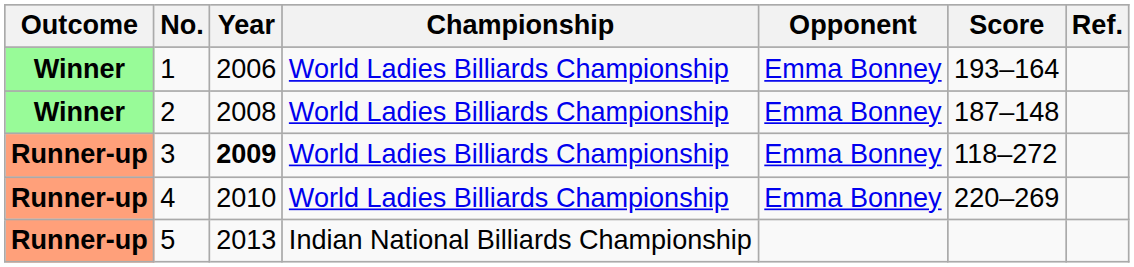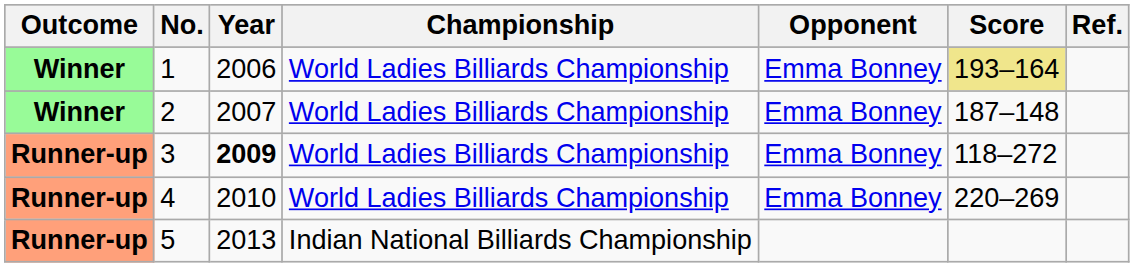(1007, 68) no background -> (1007, 68) khaki background
(246, 111) 2008 -> (246, 111) 2007
